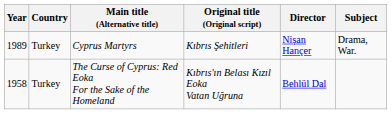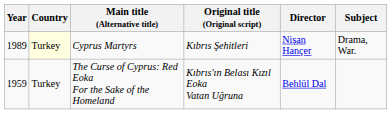(46, 45) no background -> (46, 45) lightyellow background
(17, 84) 1958 -> (17, 84) 1959
